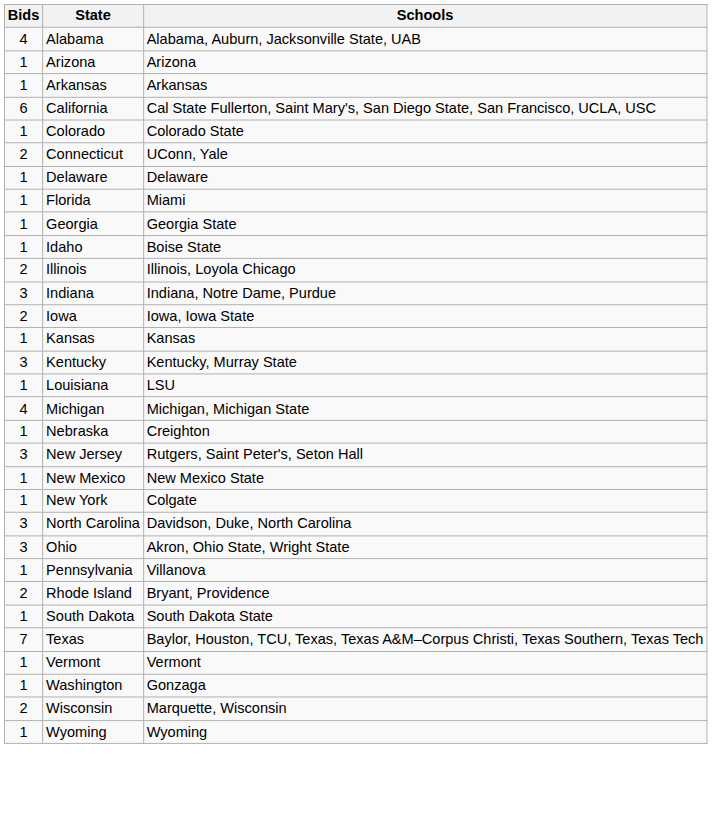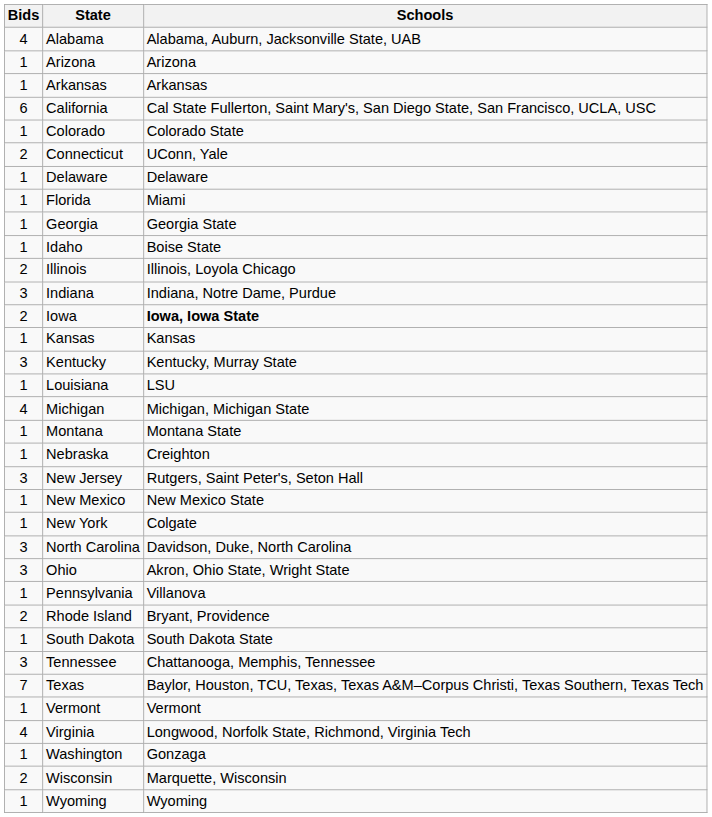(200, 316) normal -> (203, 316) bold
+ row: (74, 431)
+ row: (81, 662)
+ row: (70, 731)
